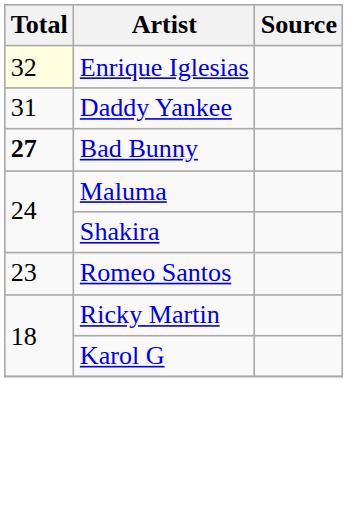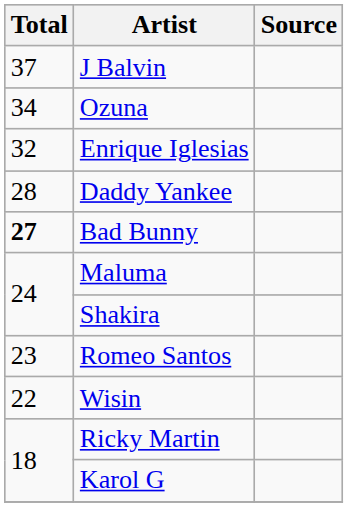+ row: (123, 66)
+ row: (114, 107)
(24, 66) lightyellow background -> (24, 149) no background
(24, 107) 31 -> (24, 190) 28
+ row: (110, 397)
